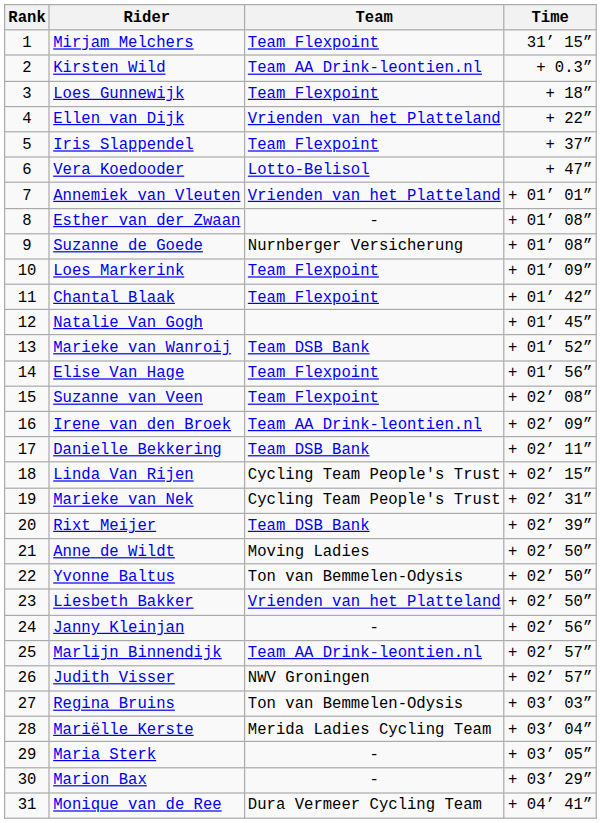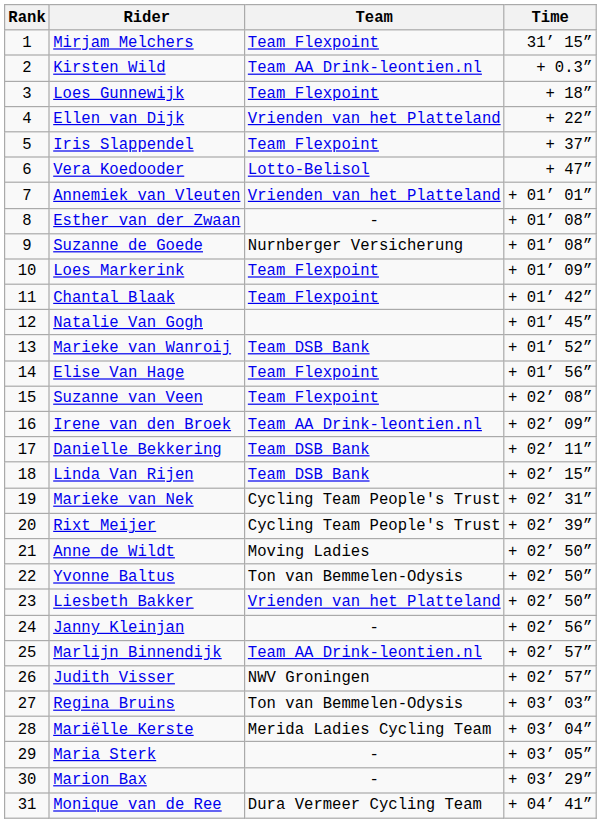(374, 475) Cycling Team People's Trust -> (309, 475) Team DSB Bank
(309, 526) Team DSB Bank -> (374, 526) Cycling Team People's Trust
